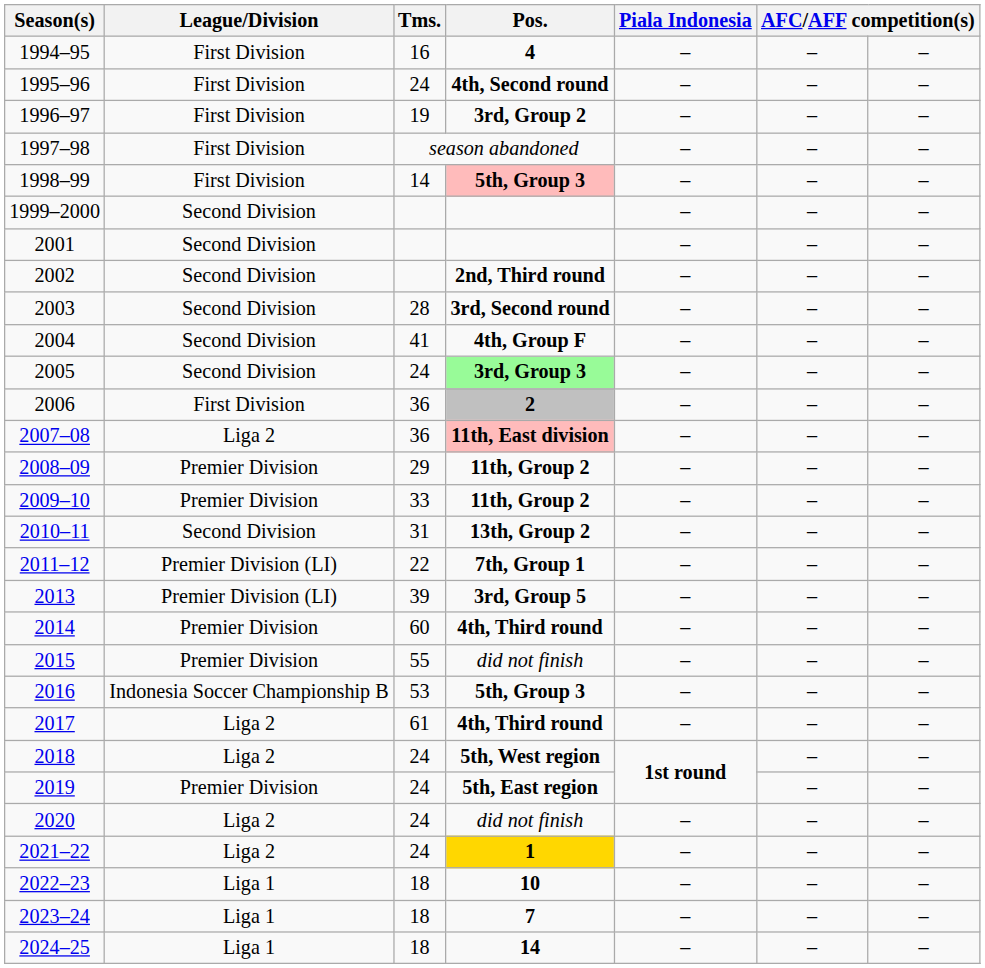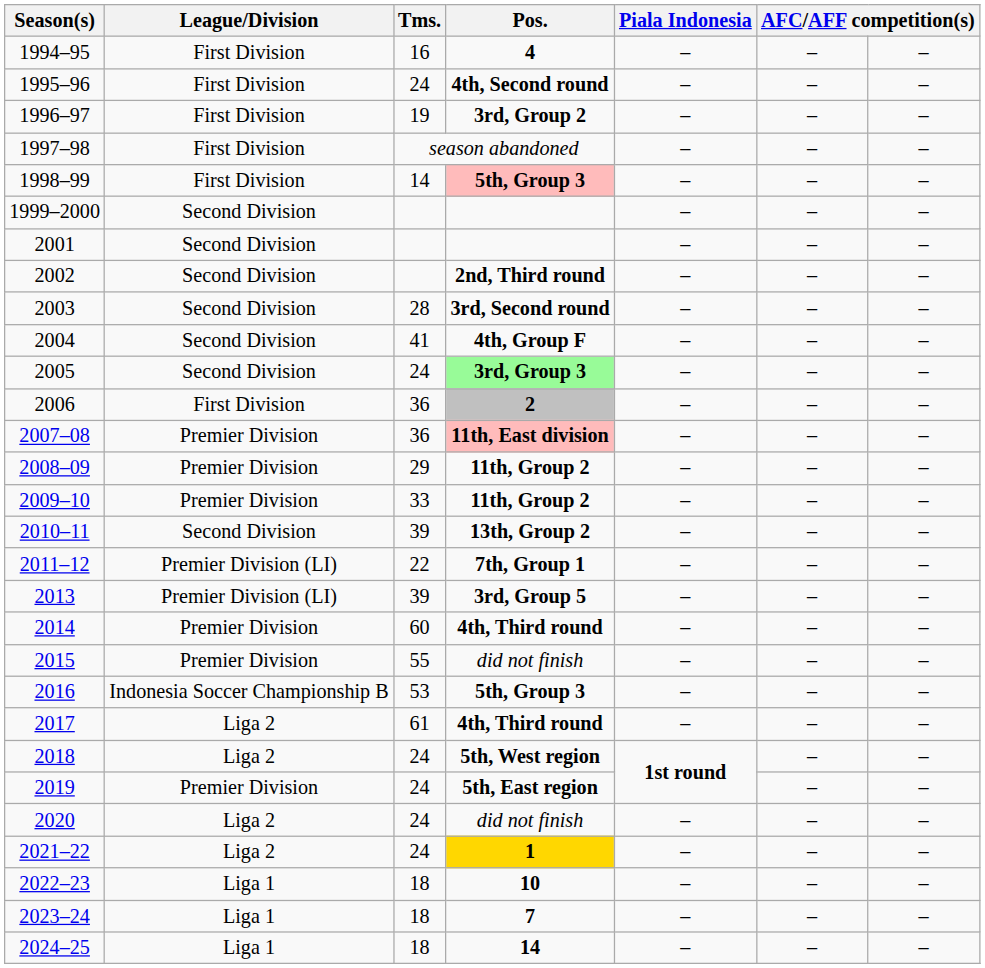(249, 436) Liga 2 -> (249, 436) Premier Division
(420, 532) 31 -> (420, 532) 39
